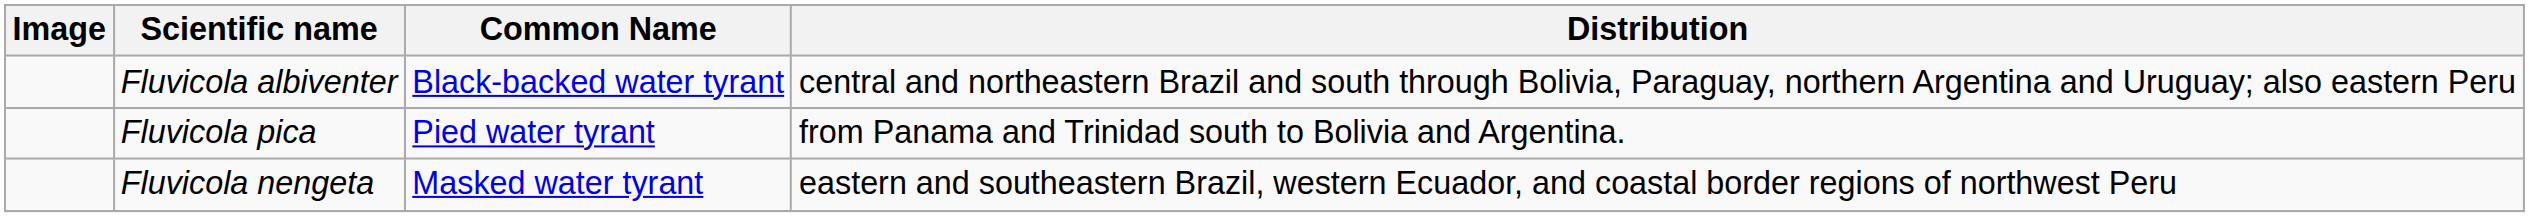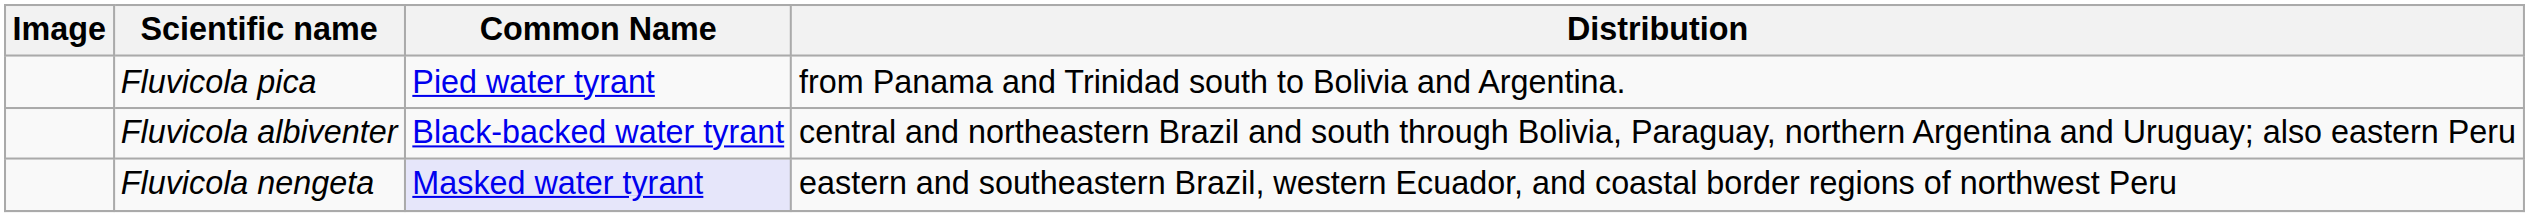rows swapped: (219, 132) <-> (259, 81)
(558, 183) no background -> (558, 183) lavender background
